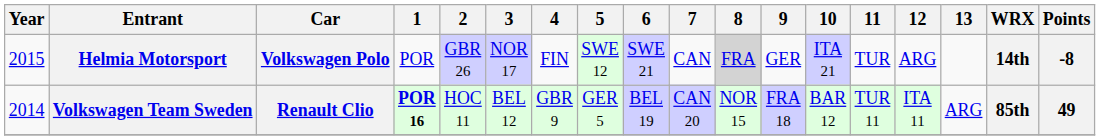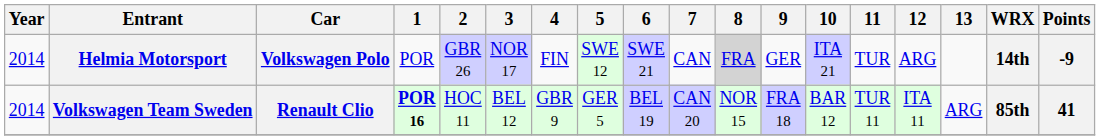(27, 59) 2015 -> (27, 59) 2014
(1067, 59) -8 -> (1067, 59) -9
(1067, 110) 49 -> (1067, 110) 41
